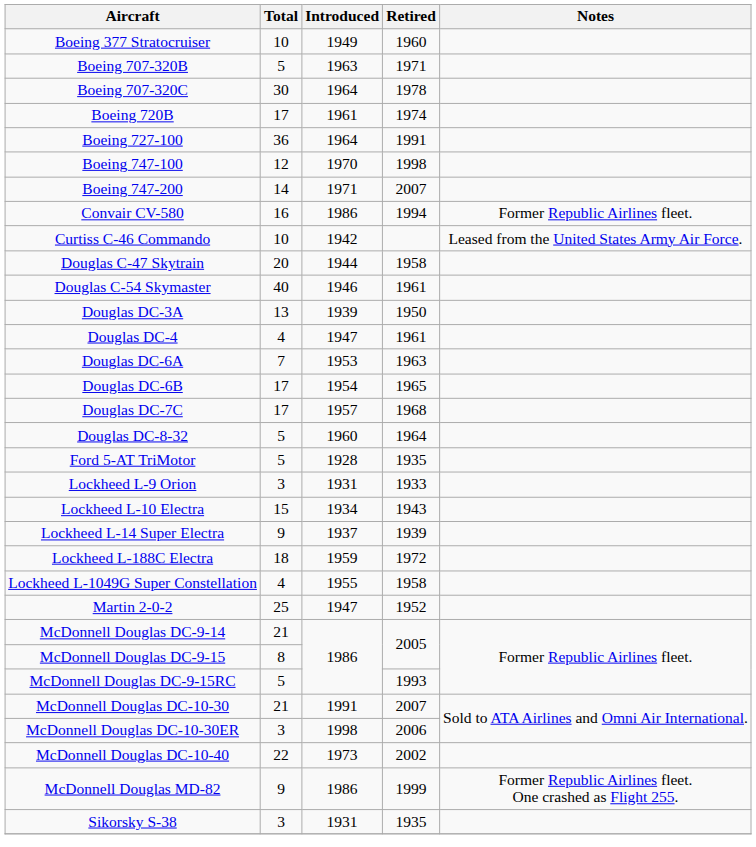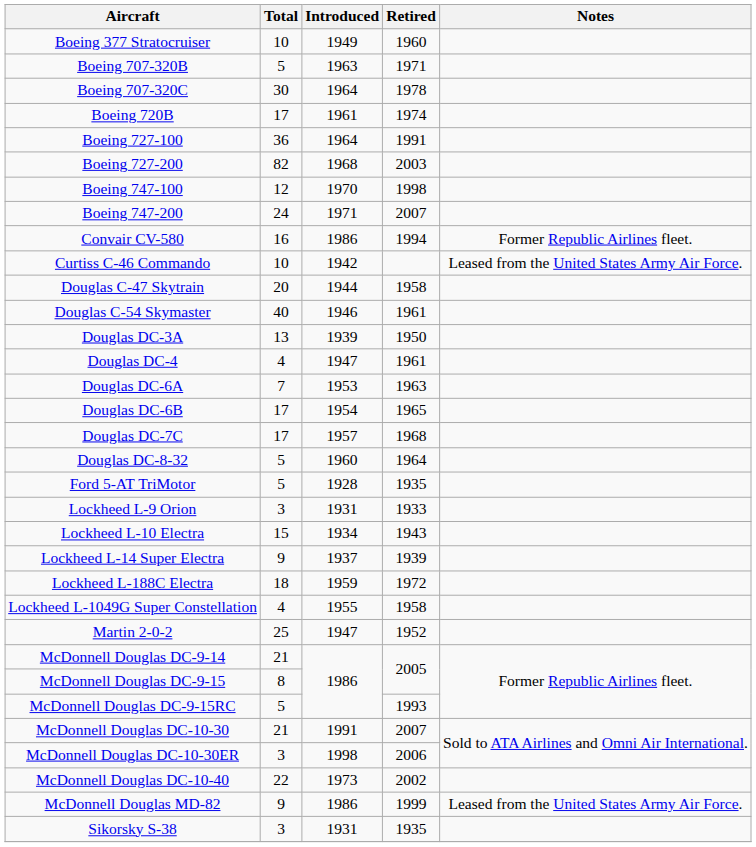+ row: (133, 164)
(281, 189) 14 -> (281, 213) 24
(595, 788) Former Republic Airlines fleet. One crashed as Flight 255. -> (595, 804) Leased from the United States Army Air Force.
